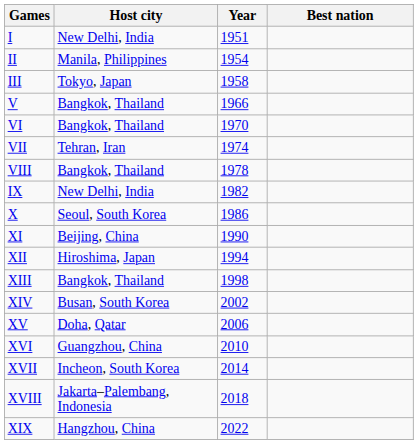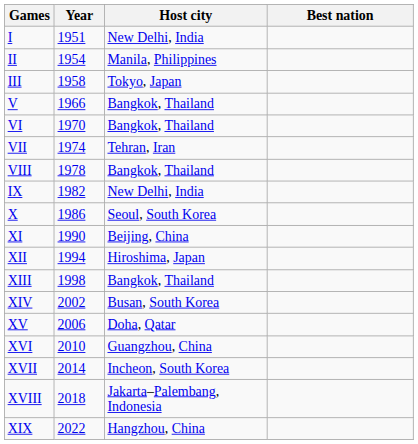columns swapped: (242, 15) <-> (136, 15)
